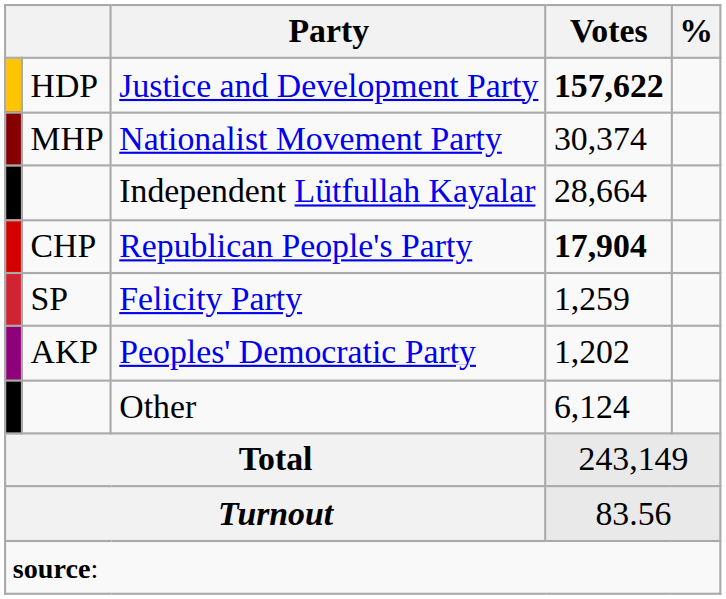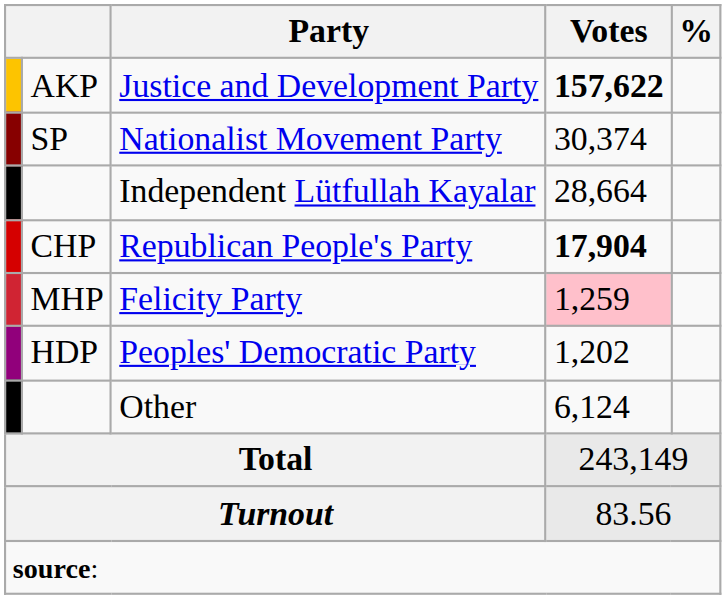(64, 84) HDP -> (64, 84) AKP
(67, 138) MHP -> (49, 138) SP
(49, 298) SP -> (67, 298) MHP
(592, 298) no background -> (592, 298) pink background
(64, 352) AKP -> (64, 352) HDP
